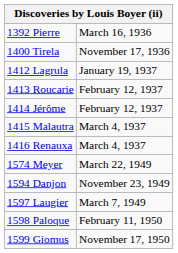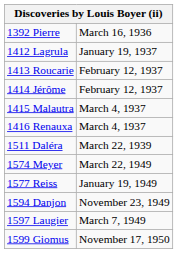- row: (33, 51)
+ row: (35, 145)
+ row: (32, 183)
- row: (38, 220)
